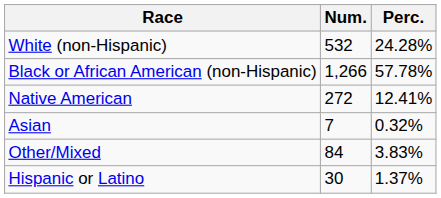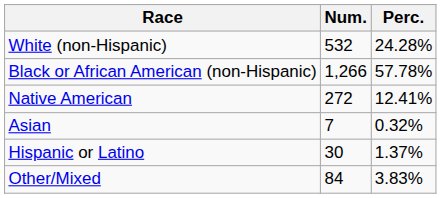rows swapped: (55, 152) <-> (76, 179)
